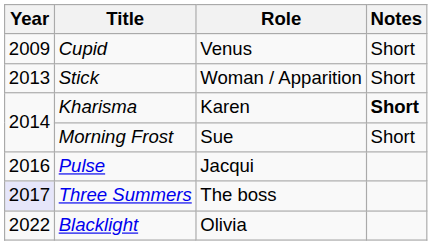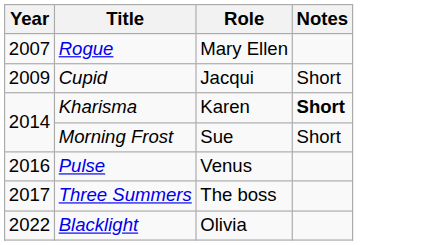+ row: (86, 48)
(226, 48) Venus -> (227, 78) Jacqui
- row: (79, 78)
(227, 166) Jacqui -> (226, 166) Venus
(30, 195) lavender background -> (30, 195) no background
